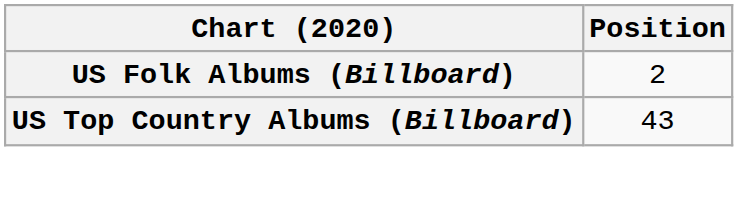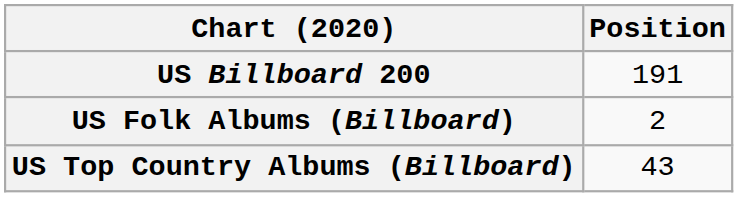+ row: (294, 75)
